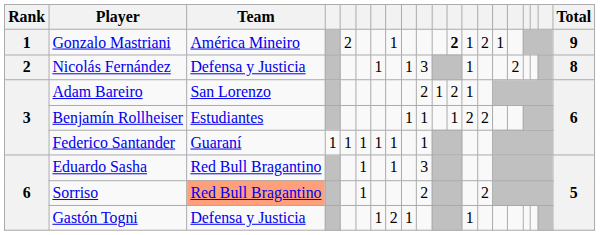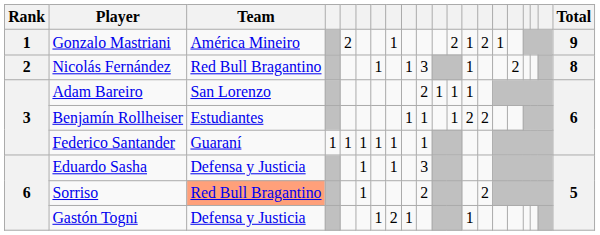(455, 42) bold -> (455, 42) normal
(248, 67) Defensa y Justicia -> (256, 67) Red Bull Bragantino
(455, 92) 2 -> (455, 92) 1
(256, 167) Red Bull Bragantino -> (248, 167) Defensa y Justicia
